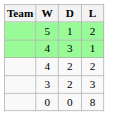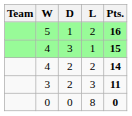+ column: (115, 13)
